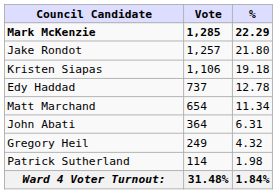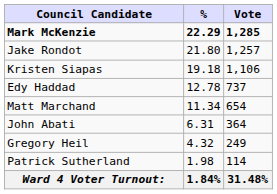columns swapped: (208, 14) <-> (252, 14)
